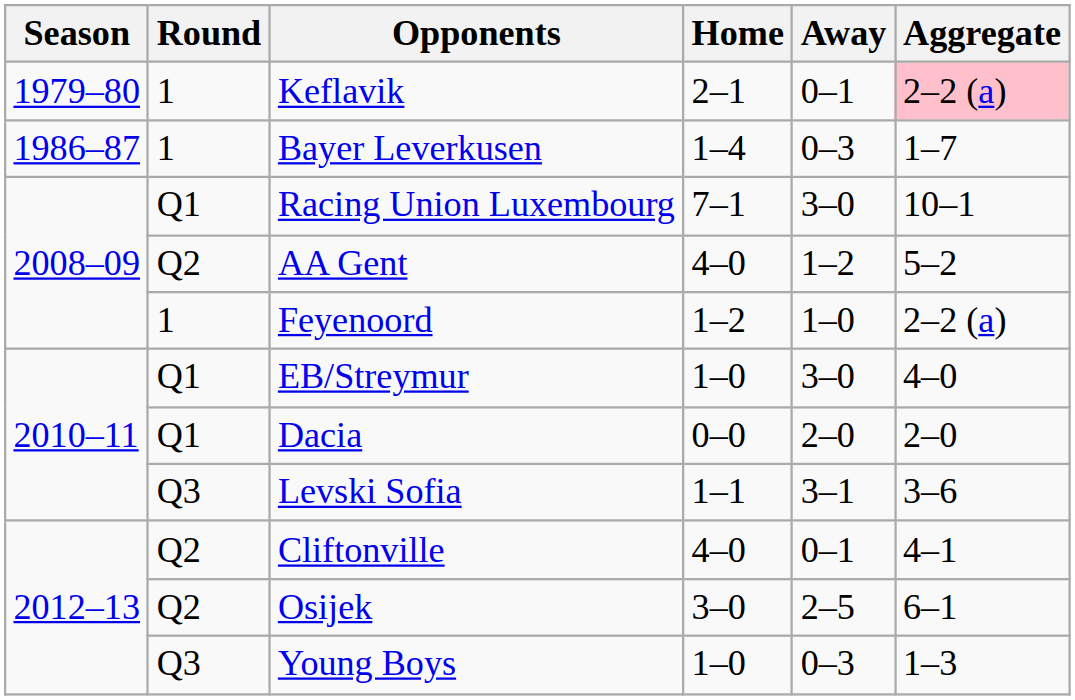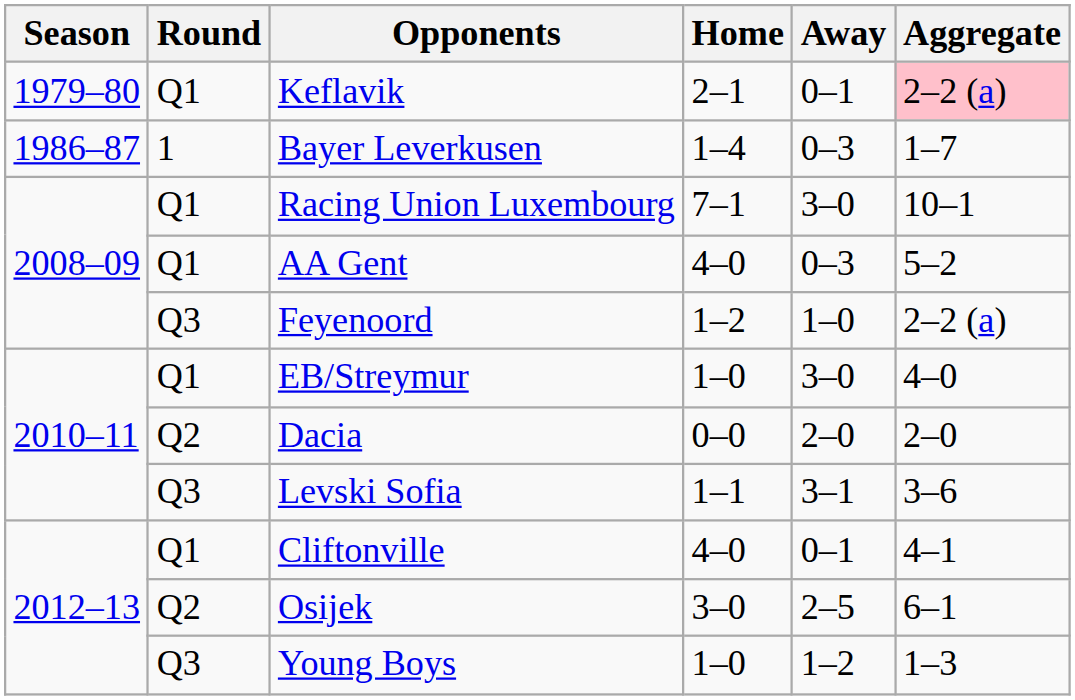(166, 90) 1 -> (179, 90) Q1
(179, 262) Q2 -> (179, 262) Q1
(828, 262) 1–2 -> (828, 262) 0–3
(166, 319) 1 -> (179, 319) Q3
(179, 434) Q1 -> (179, 434) Q2
(179, 549) Q2 -> (179, 549) Q1
(828, 663) 0–3 -> (828, 663) 1–2
